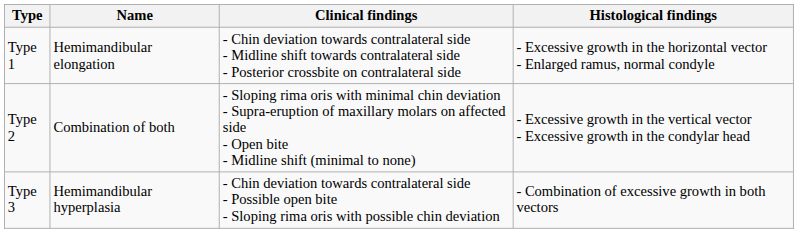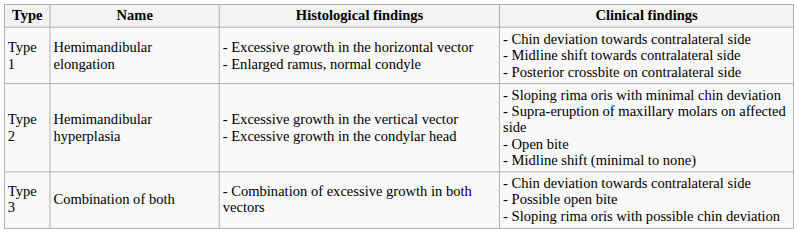columns swapped: (366, 16) <-> (653, 16)
(114, 127) Combination of both -> (103, 127) Hemimandibular hyperplasia
(103, 199) Hemimandibular hyperplasia -> (114, 199) Combination of both
